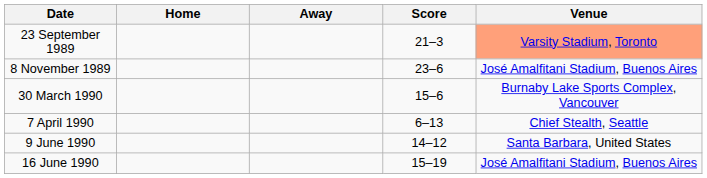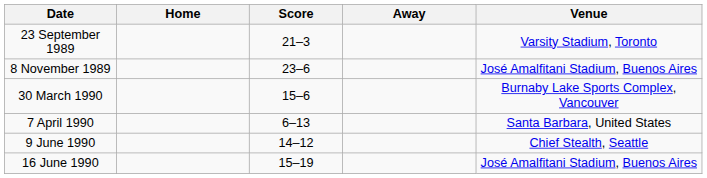columns swapped: (429, 14) <-> (316, 14)
(589, 41) lightsalmon background -> (589, 41) no background
(589, 123) Chief Stealth, Seattle -> (589, 123) Santa Barbara, United States
(589, 143) Santa Barbara, United States -> (589, 143) Chief Stealth, Seattle
